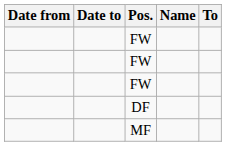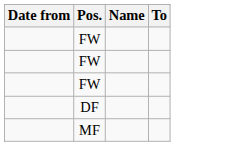- column: (99, 15)
